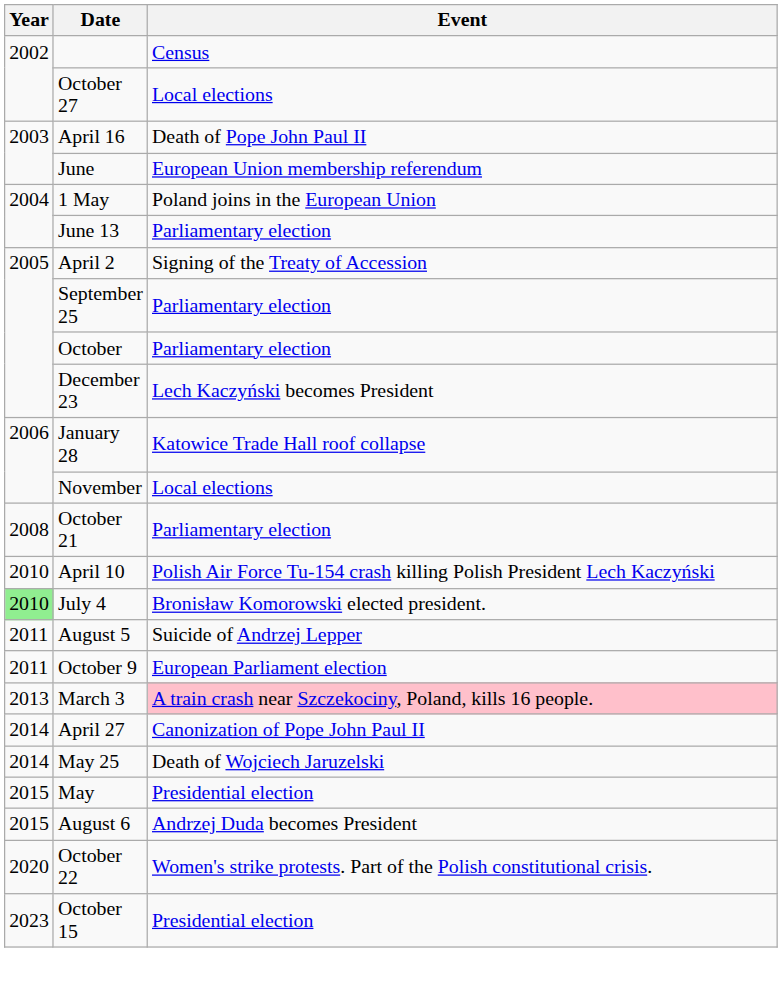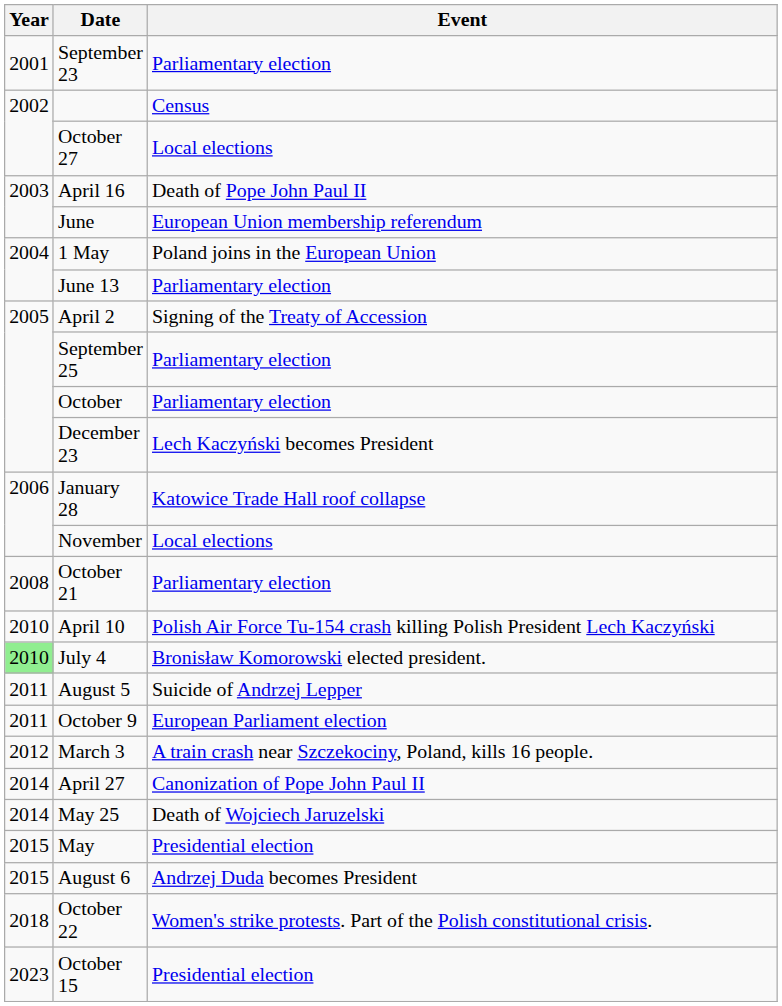+ row: (100, 62)
(29, 698) 2013 -> (29, 751) 2012
(373, 698) pink background -> (373, 751) no background
(29, 866) 2020 -> (29, 920) 2018
